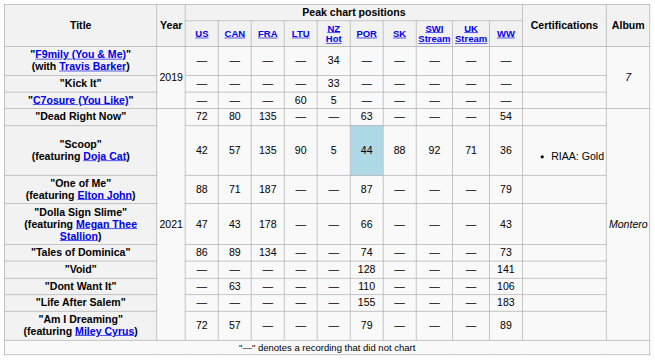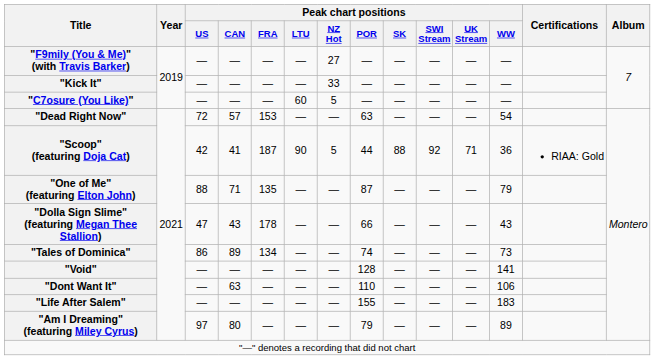(334, 61) 34 -> (334, 61) 27
(235, 117) 80 -> (235, 117) 57
(268, 117) 135 -> (268, 117) 153
(235, 150) 57 -> (235, 150) 41
(268, 150) 135 -> (268, 150) 187
(367, 150) lightblue background -> (367, 150) no background
(268, 189) 187 -> (268, 189) 135
(202, 325) 72 -> (202, 325) 97
(235, 325) 57 -> (235, 325) 80
